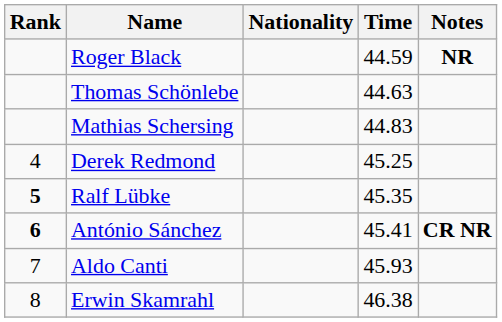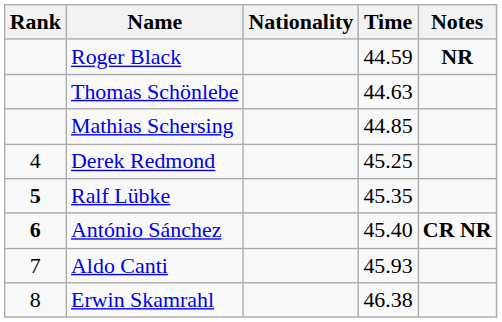(388, 126) 44.83 -> (388, 126) 44.85
(388, 230) 45.41 -> (388, 230) 45.40
